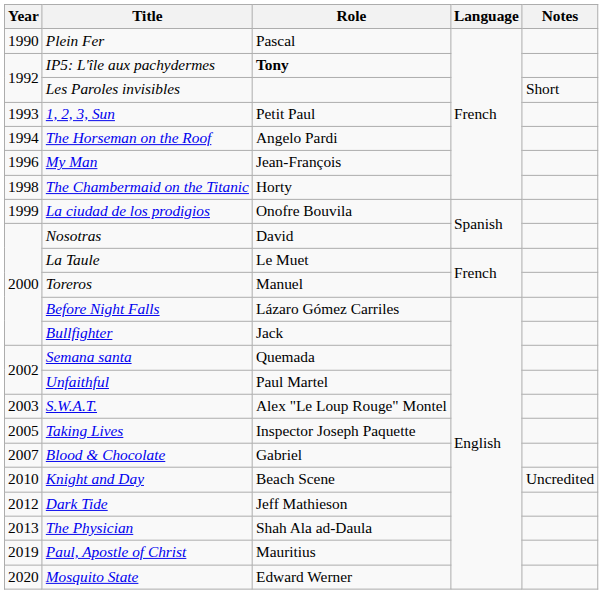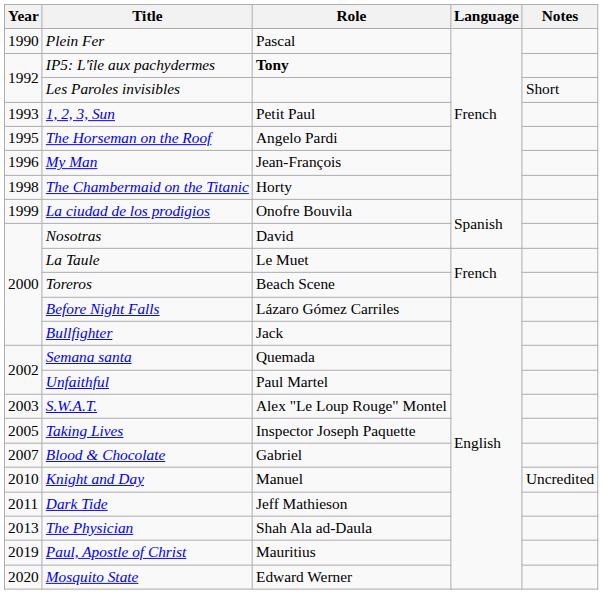(23, 138) 1994 -> (23, 138) 1995
(279, 284) Manuel -> (295, 284) Beach Scene
(295, 479) Beach Scene -> (279, 479) Manuel
(23, 503) 2012 -> (23, 503) 2011
